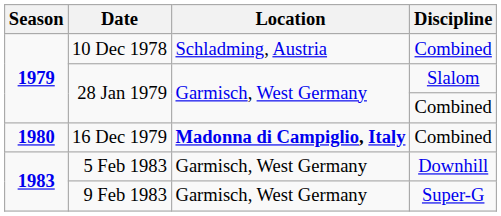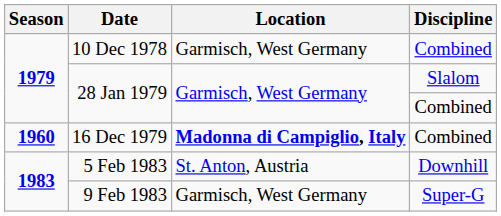(251, 48) Schladming, Austria -> (271, 48) Garmisch, West Germany
(36, 136) 1980 -> (36, 136) 1960
(271, 166) Garmisch, West Germany -> (242, 166) St. Anton, Austria
